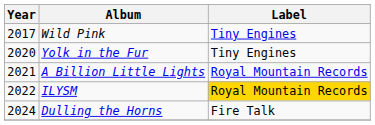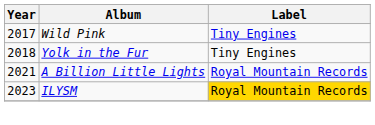(22, 53) 2020 -> (22, 53) 2018
(22, 91) 2022 -> (22, 91) 2023
- row: (102, 110)
